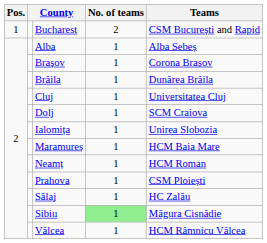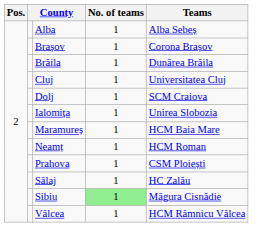- row: (56, 29)
